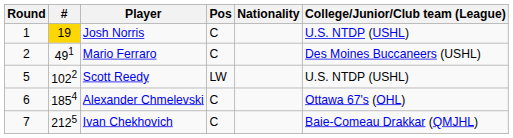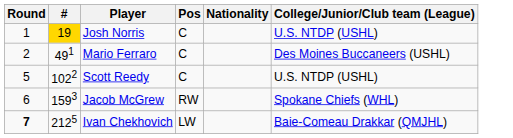(218, 76) LW -> (183, 76) C
+ row: (123, 99)
- row: (143, 99)
(26, 122) normal -> (26, 122) bold
(214, 122) C -> (187, 122) LW
